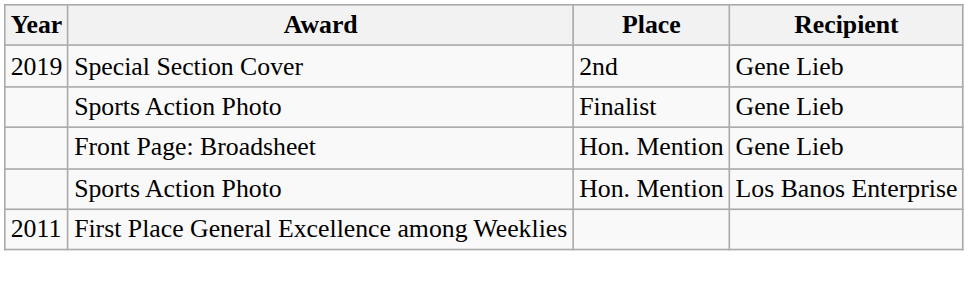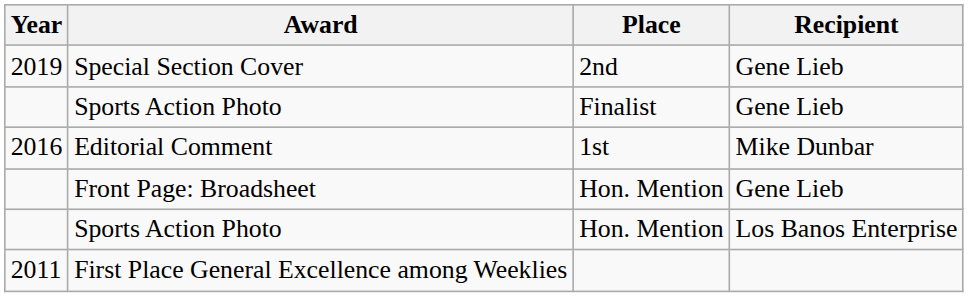+ row: (173, 147)
